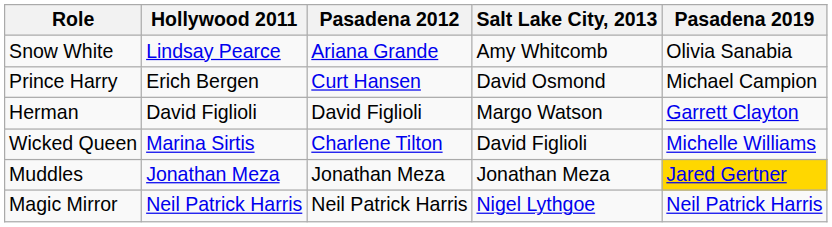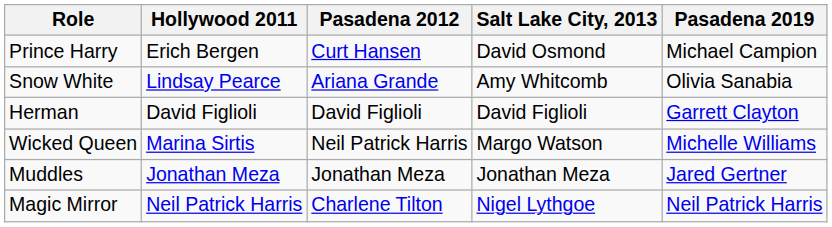rows swapped: (63, 81) <-> (61, 50)
(540, 112) Margo Watson -> (532, 112) David Figlioli
(377, 143) Charlene Tilton -> (389, 143) Neil Patrick Harris
(532, 143) David Figlioli -> (540, 143) Margo Watson
(727, 174) gold background -> (727, 174) no background
(389, 205) Neil Patrick Harris -> (377, 205) Charlene Tilton
